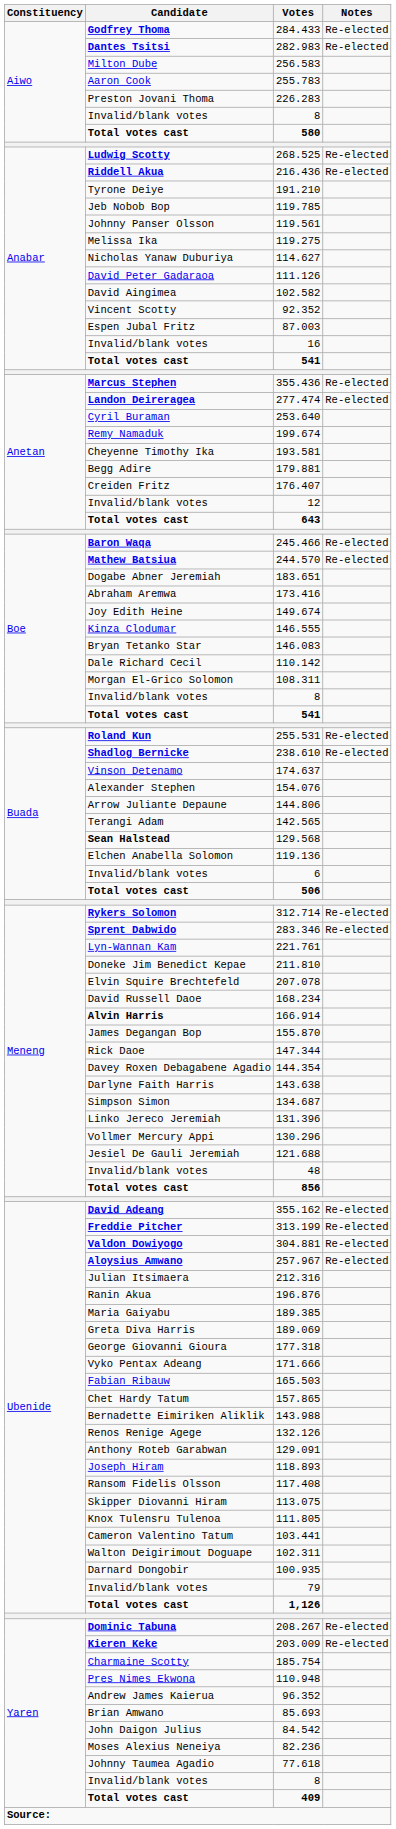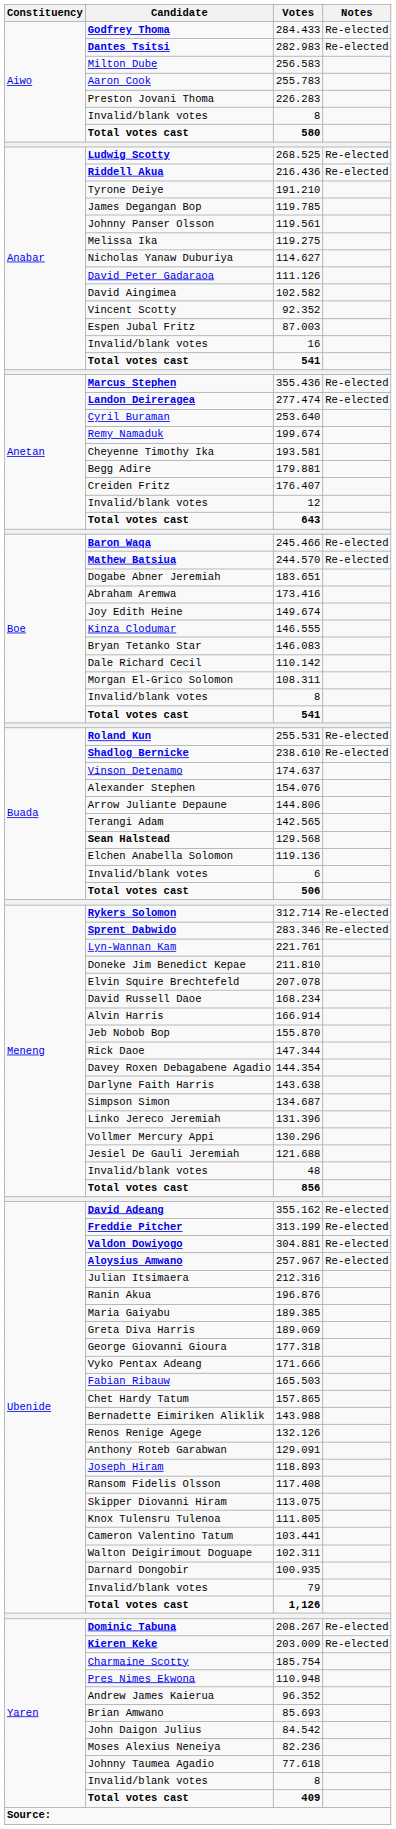(129, 207) Jeb Nobob Bop -> (145, 207) James Degangan Bop
(126, 1016) bold -> (126, 1016) normal
(145, 1033) James Degangan Bop -> (129, 1033) Jeb Nobob Bop
